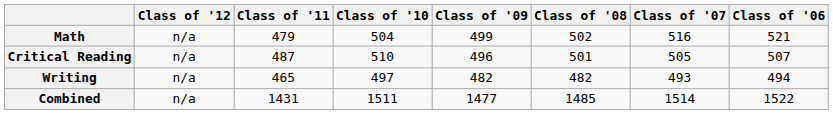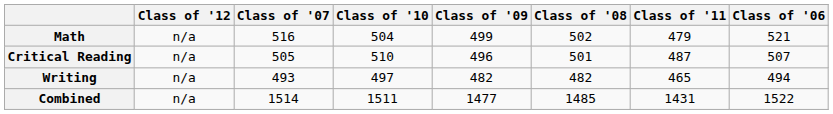columns swapped: (283, 15) <-> (680, 15)
